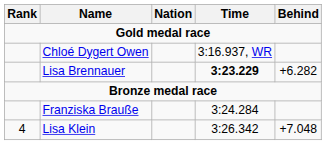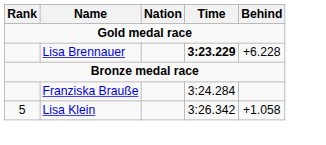- row: (96, 52)
(298, 71) +6.282 -> (262, 52) +6.228
(22, 129) 4 -> (22, 110) 5
(298, 129) +7.048 -> (262, 110) +1.058
